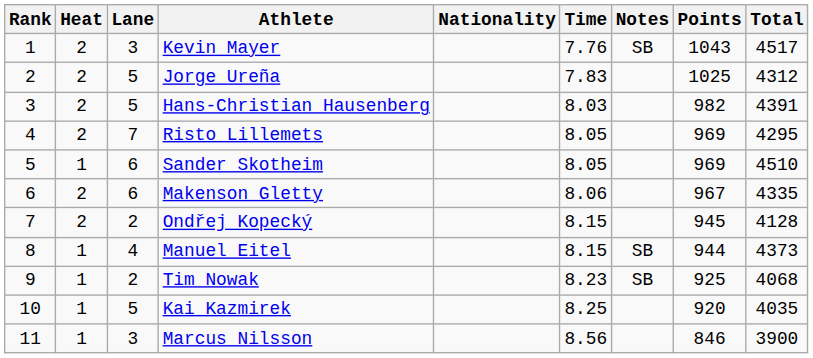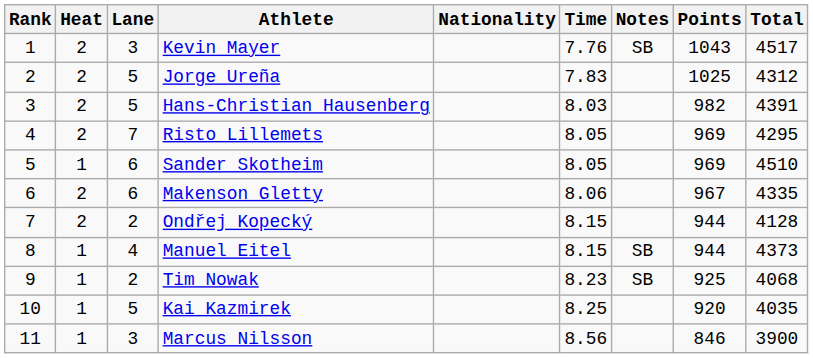(710, 222) 945 -> (710, 222) 944
